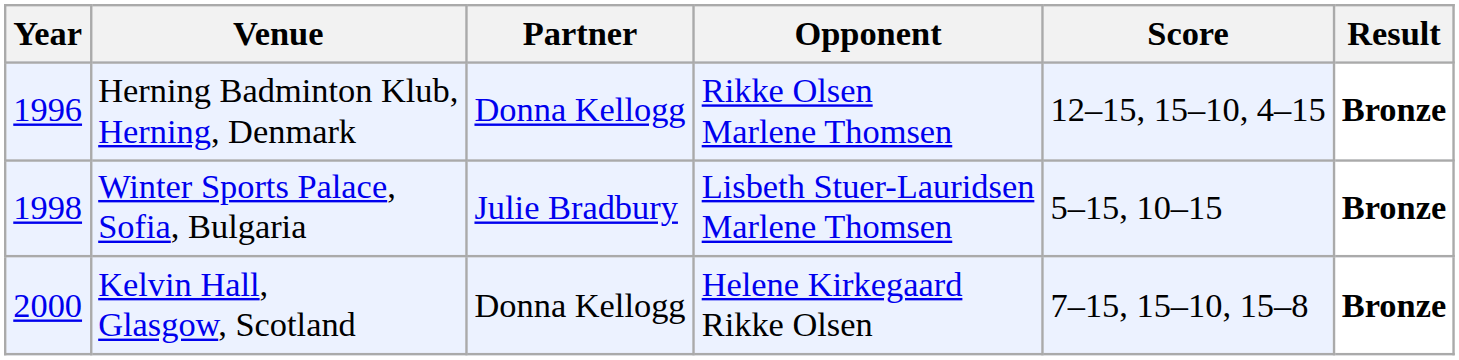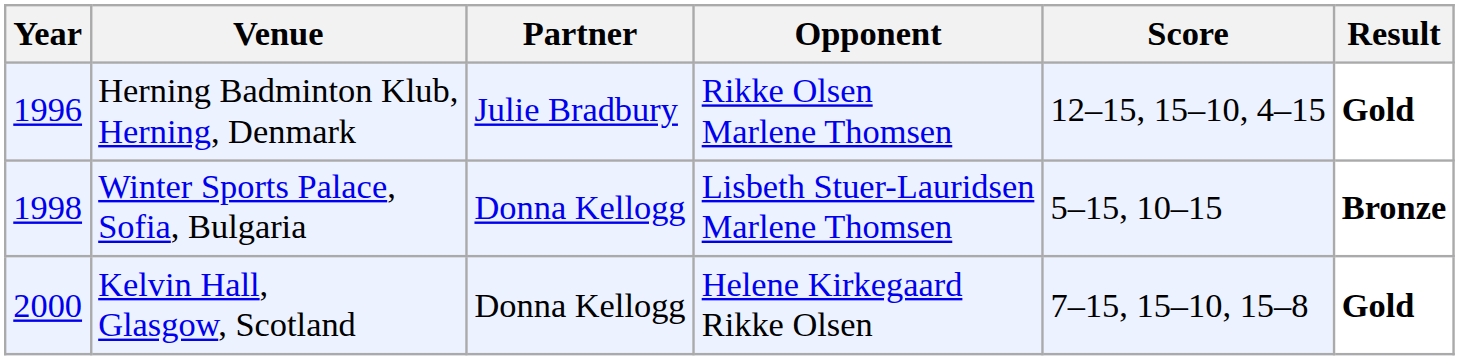(580, 110) Donna Kellogg -> (576, 110) Julie Bradbury
(1394, 110) Bronze -> (1378, 110) Gold
(576, 207) Julie Bradbury -> (580, 207) Donna Kellogg
(1394, 305) Bronze -> (1378, 305) Gold
